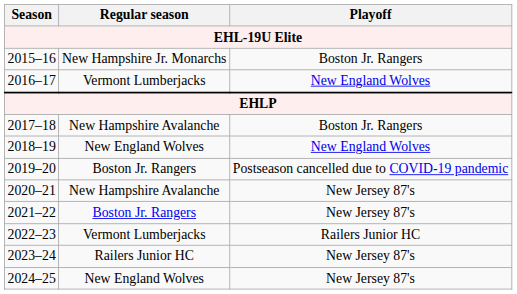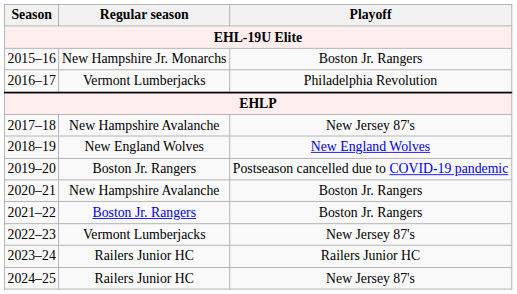(371, 80) New England Wolves -> (371, 80) Philadelphia Revolution
(371, 125) Boston Jr. Rangers -> (371, 125) New Jersey 87's
(371, 190) New Jersey 87's -> (371, 190) Boston Jr. Rangers
(371, 212) New Jersey 87's -> (371, 212) Boston Jr. Rangers
(371, 234) Railers Junior HC -> (371, 234) New Jersey 87's
(371, 256) New Jersey 87's -> (371, 256) Railers Junior HC
(144, 278) New England Wolves -> (144, 278) Railers Junior HC
